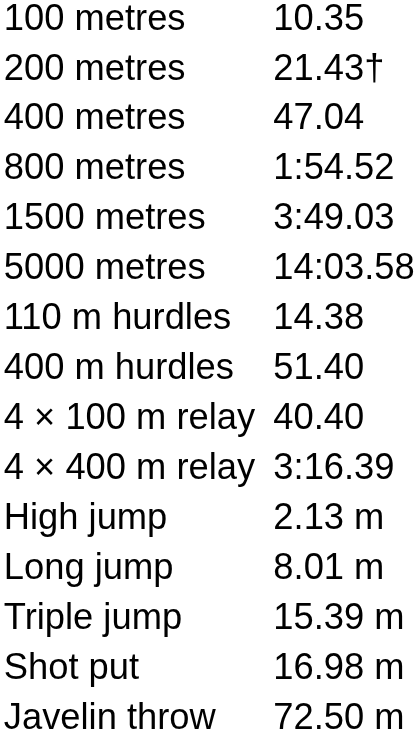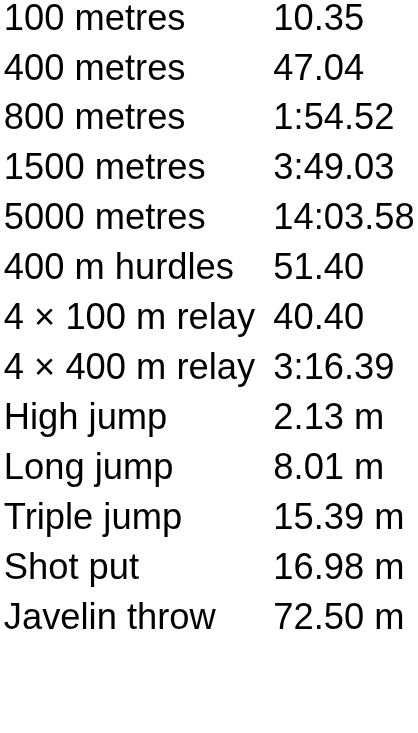- row: (95, 67)
- row: (118, 317)
